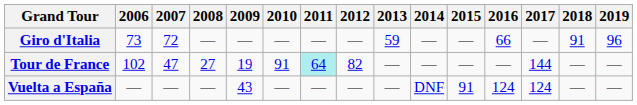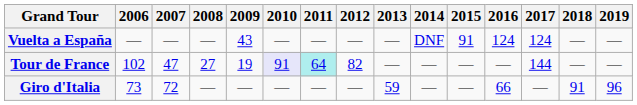rows swapped: (60, 40) <-> (60, 87)
(282, 64) no background -> (282, 64) lavender background
